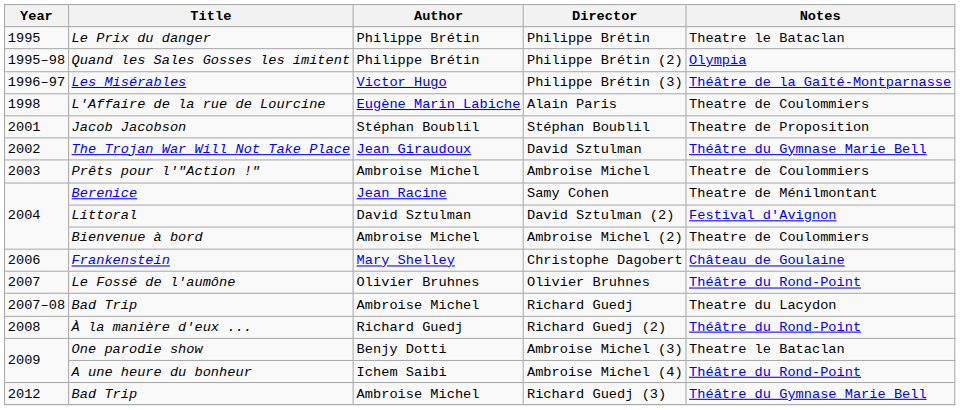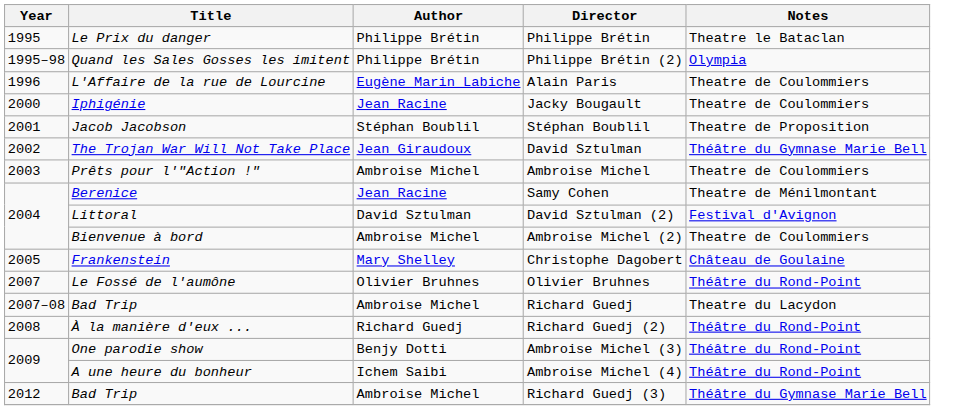- row: (605, 82)
(24, 105) 1998 -> (24, 82) 1996
+ row: (584, 105)
(24, 260) 2006 -> (24, 260) 2005
(767, 349) Theatre le Bataclan -> (775, 349) Théâtre du Rond-Point
